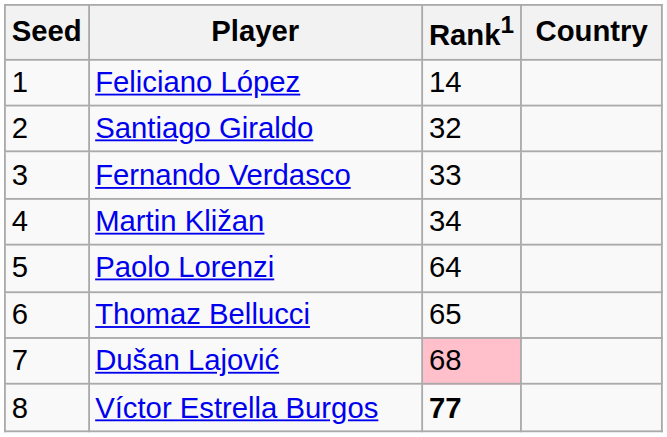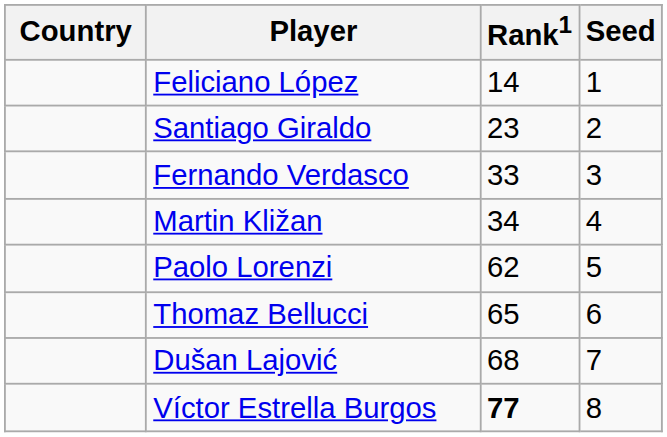columns swapped: (592, 31) <-> (47, 31)
(445, 128) 32 -> (503, 128) 23
(445, 267) 64 -> (503, 267) 62
(445, 360) pink background -> (503, 360) no background
